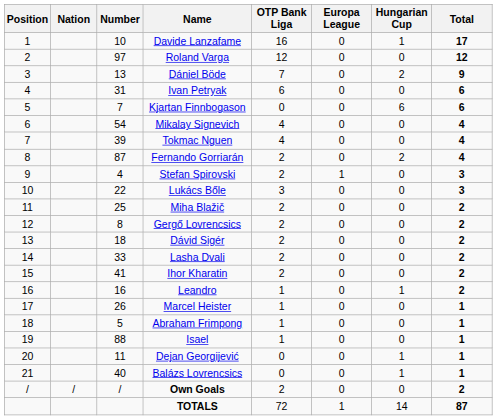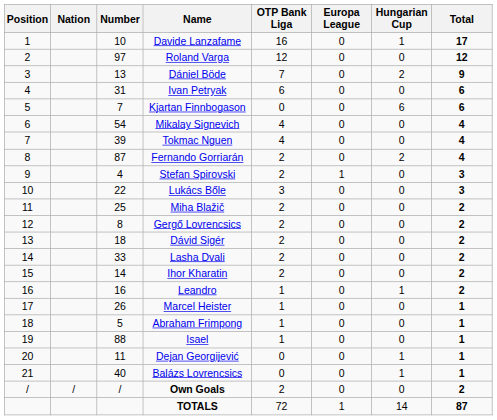(120, 274) 41 -> (120, 274) 14
